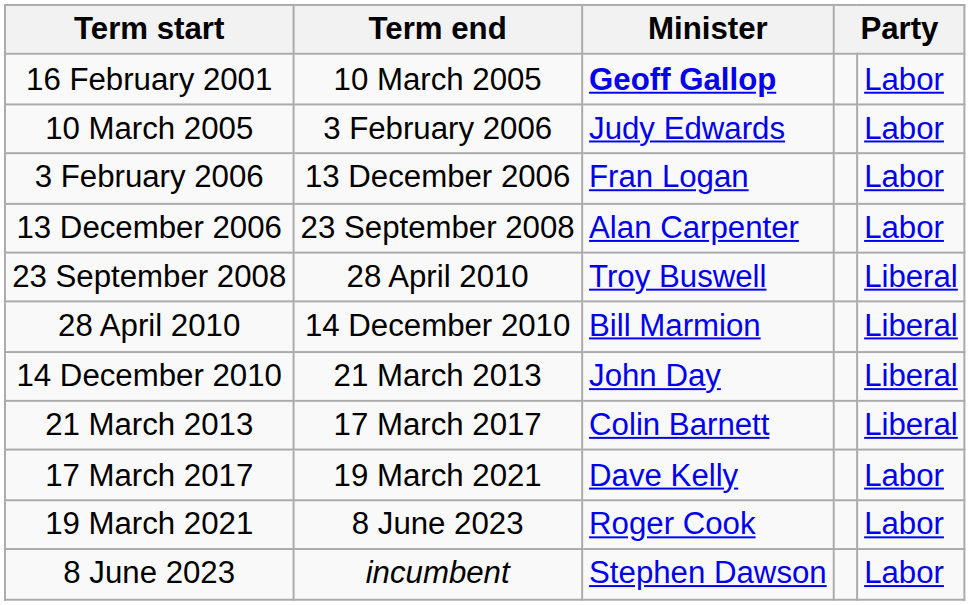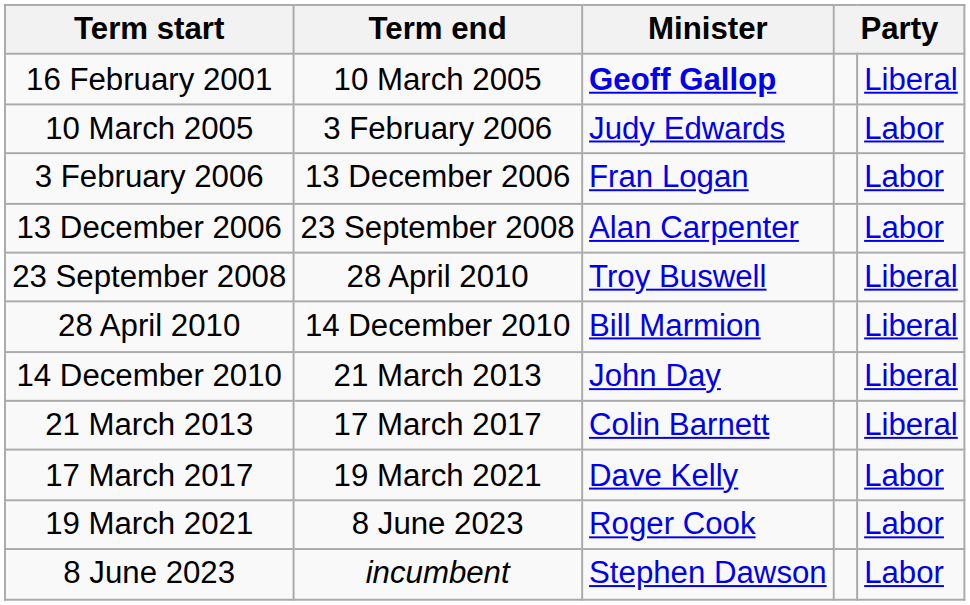(904, 78) Labor -> (911, 78) Liberal
